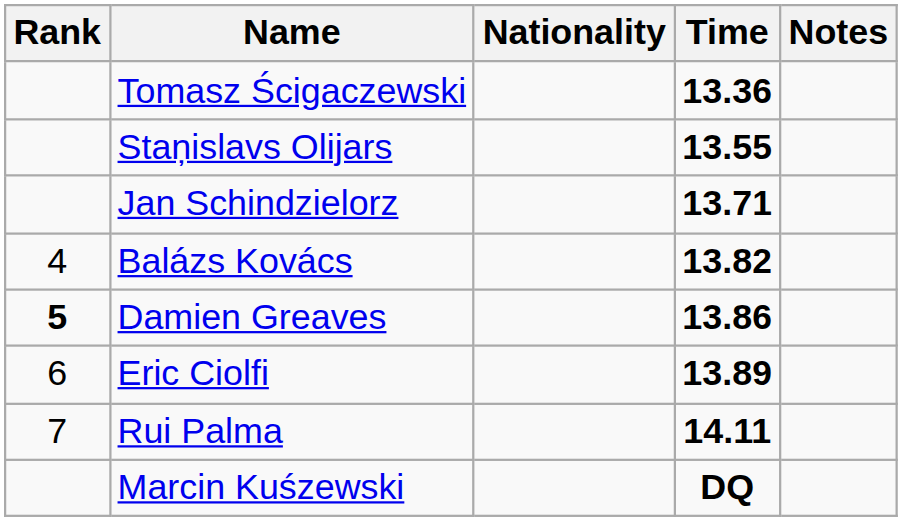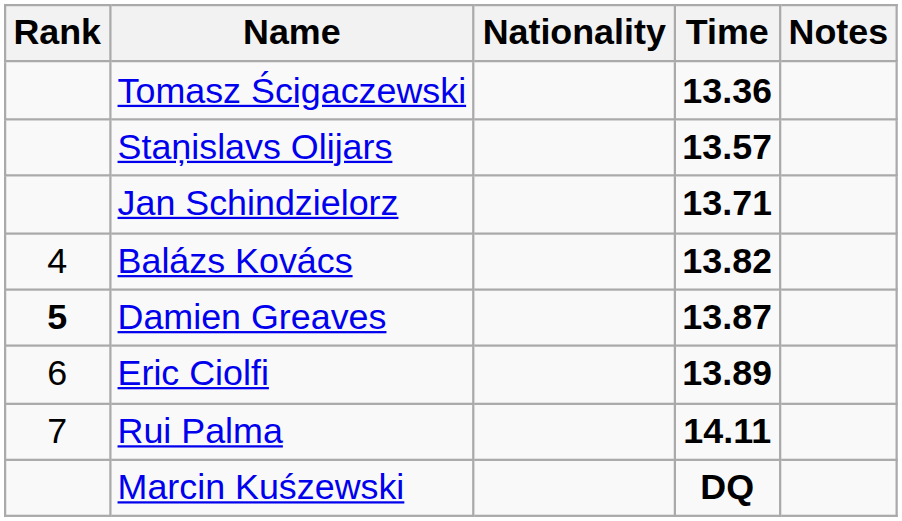(727, 146) 13.55 -> (727, 146) 13.57
(727, 317) 13.86 -> (727, 317) 13.87
